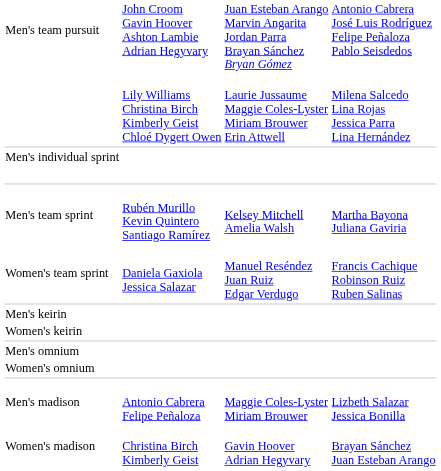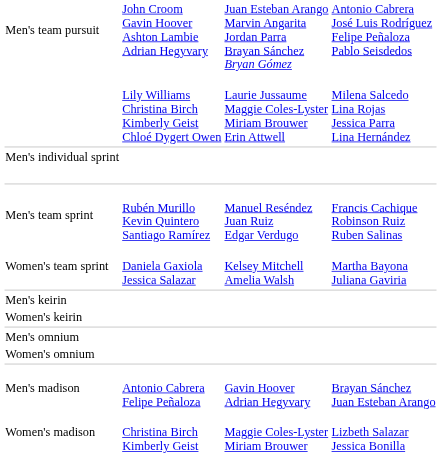(264, 221) Kelsey Mitchell Amelia Walsh -> (268, 221) Manuel Reséndez Juan Ruiz Edgar Verdugo
(370, 221) Martha Bayona Juliana Gaviria -> (375, 221) Francis Cachique Robinson Ruiz Ruben Salinas
(268, 280) Manuel Reséndez Juan Ruiz Edgar Verdugo -> (264, 273) Kelsey Mitchell Amelia Walsh
(375, 280) Francis Cachique Robinson Ruiz Ruben Salinas -> (370, 273) Martha Bayona Juliana Gaviria
(276, 408) Maggie Coles-Lyster Miriam Brouwer -> (267, 394) Gavin Hoover Adrian Hegyvary
(370, 408) Lizbeth Salazar Jessica Bonilla -> (384, 394) Brayan Sánchez Juan Esteban Arango
(267, 453) Gavin Hoover Adrian Hegyvary -> (276, 439) Maggie Coles-Lyster Miriam Brouwer
(384, 453) Brayan Sánchez Juan Esteban Arango -> (370, 439) Lizbeth Salazar Jessica Bonilla
